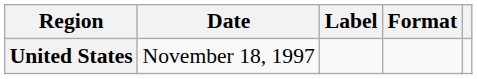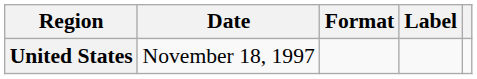columns swapped: (422, 21) <-> (351, 21)
